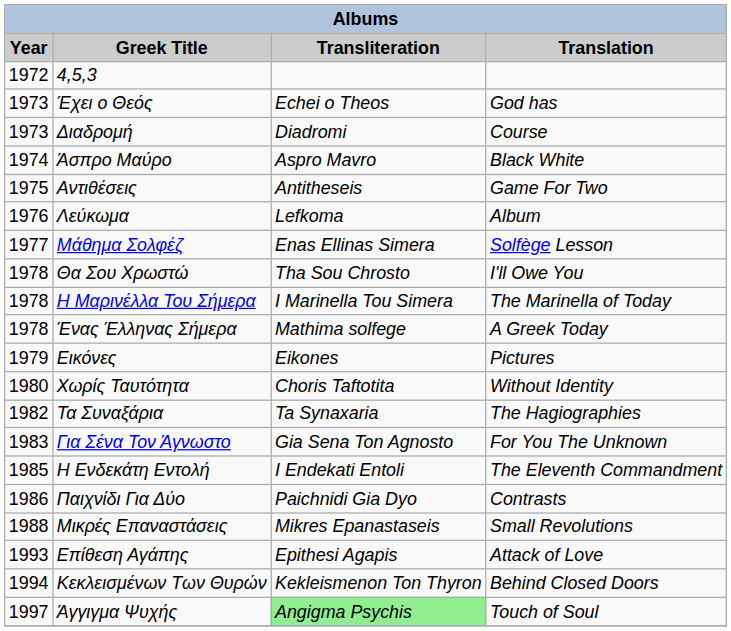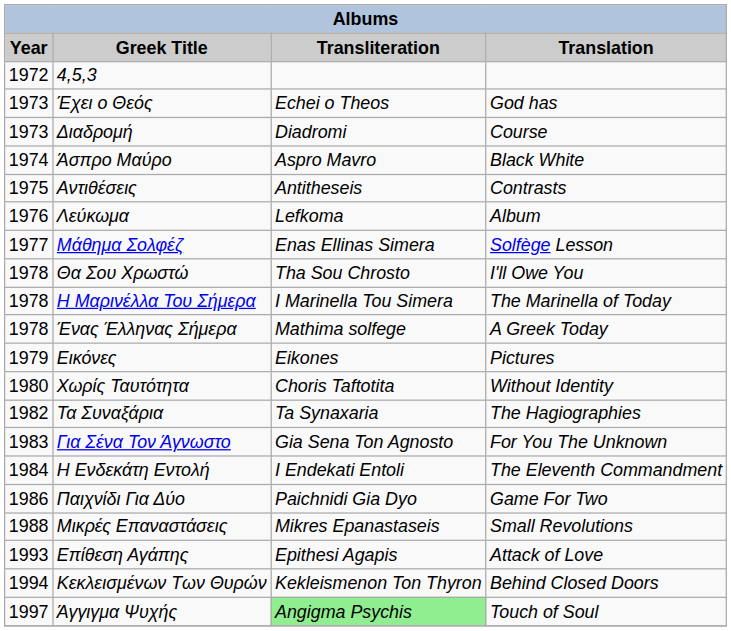(549, 188) Game For Two -> (528, 188) Contrasts
(29, 470) 1985 -> (29, 470) 1984
(528, 499) Contrasts -> (549, 499) Game For Two
